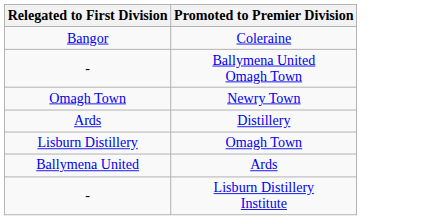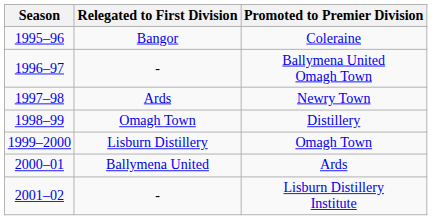+ column: (39, 15)
(88, 98) Omagh Town -> (157, 98) Ards
(88, 120) Ards -> (158, 120) Omagh Town
